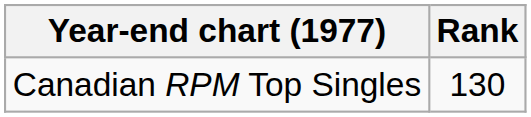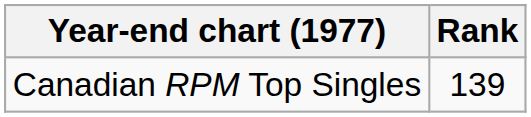(477, 84) 130 -> (477, 84) 139
